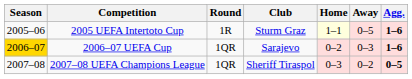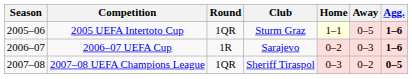(226, 30) 1R -> (226, 30) 1QR
(26, 47) gold background -> (26, 47) no background
(226, 47) 1QR -> (226, 47) 1R
